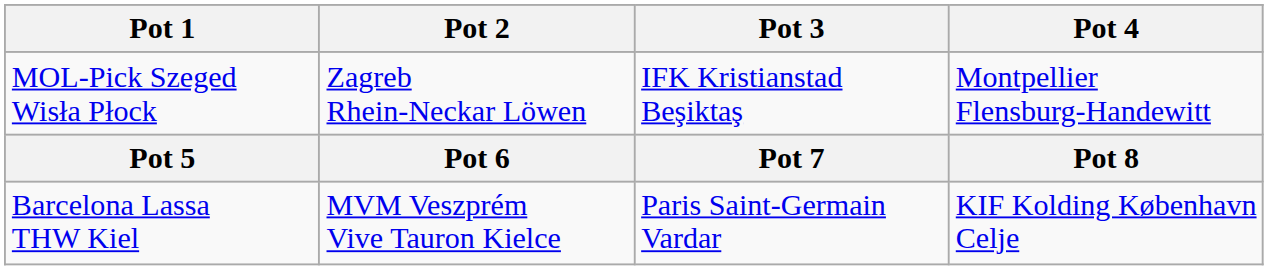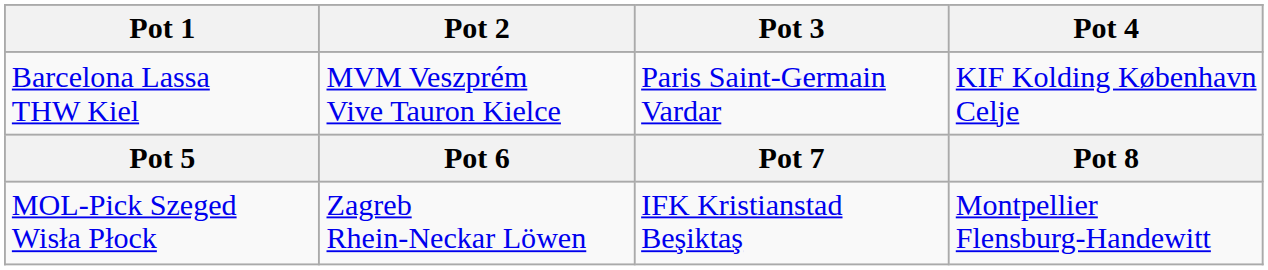rows swapped: (111, 222) <-> (124, 92)
